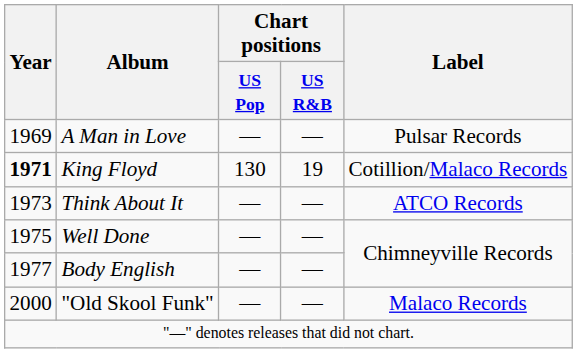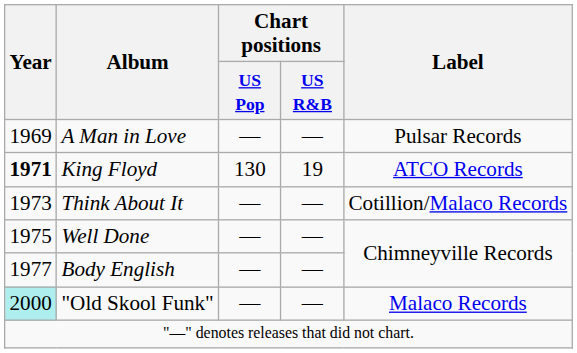(458, 169) Cotillion/Malaco Records -> (458, 169) ATCO Records
(458, 202) ATCO Records -> (458, 202) Cotillion/Malaco Records
(31, 303) no background -> (31, 303) paleturquoise background
